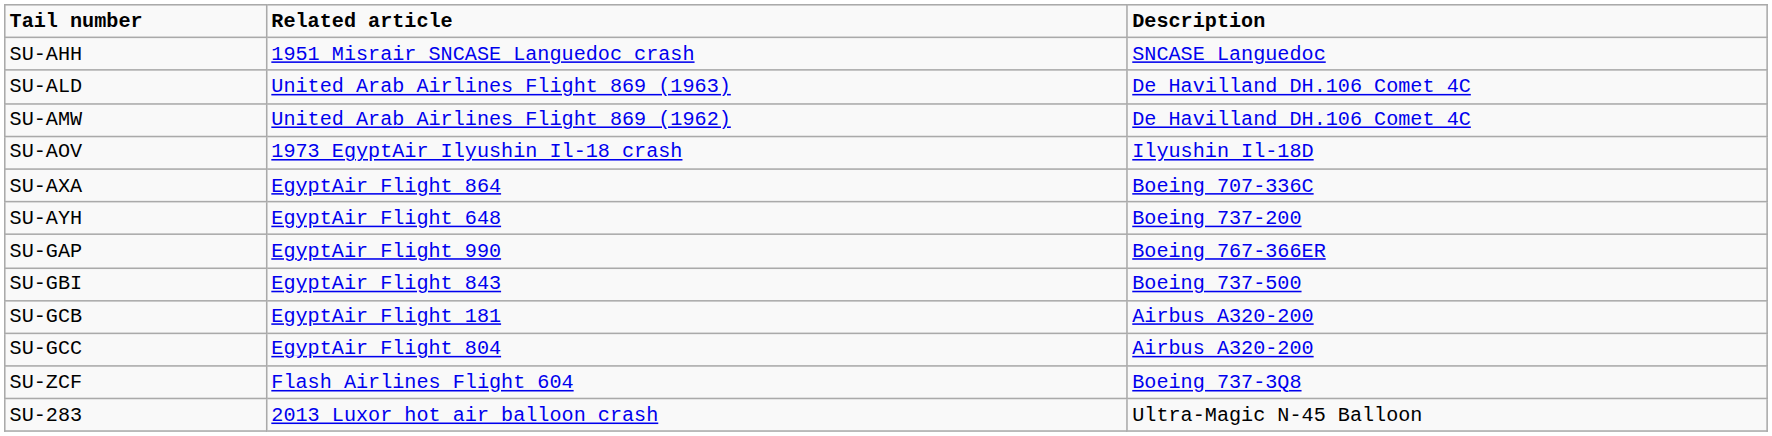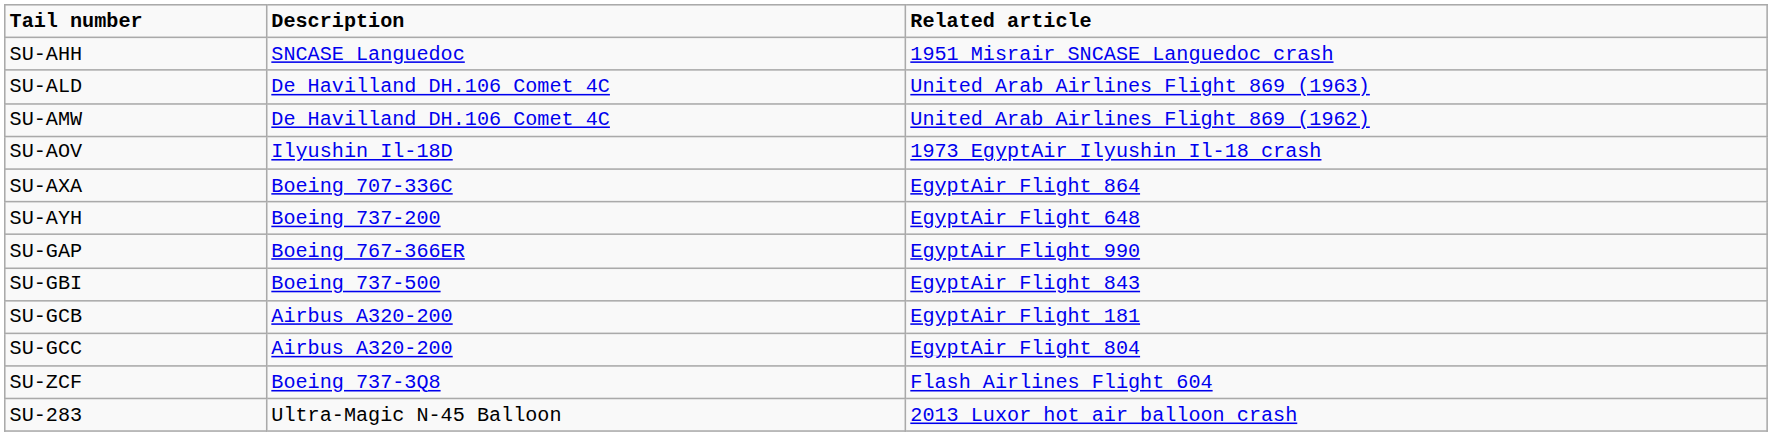columns swapped: (1199, 21) <-> (362, 21)
